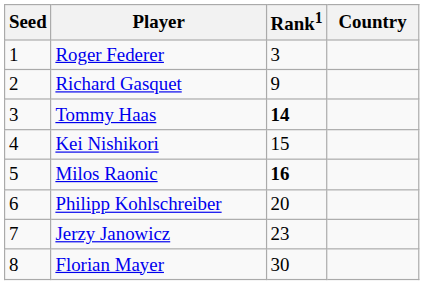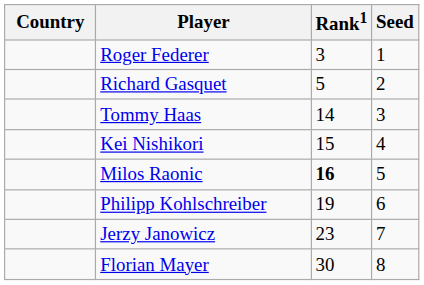columns swapped: (373, 22) <-> (28, 22)
(275, 84) 9 -> (320, 84) 5
(280, 114) bold -> (325, 114) normal
(280, 204) 20 -> (325, 204) 19
